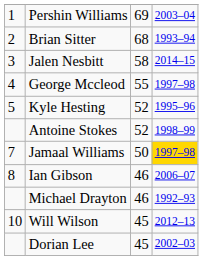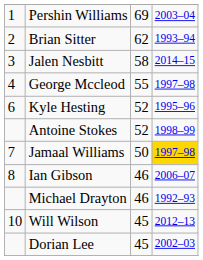(141, 38) 68 -> (141, 38) 62
(11, 107) 5 -> (11, 107) 6
